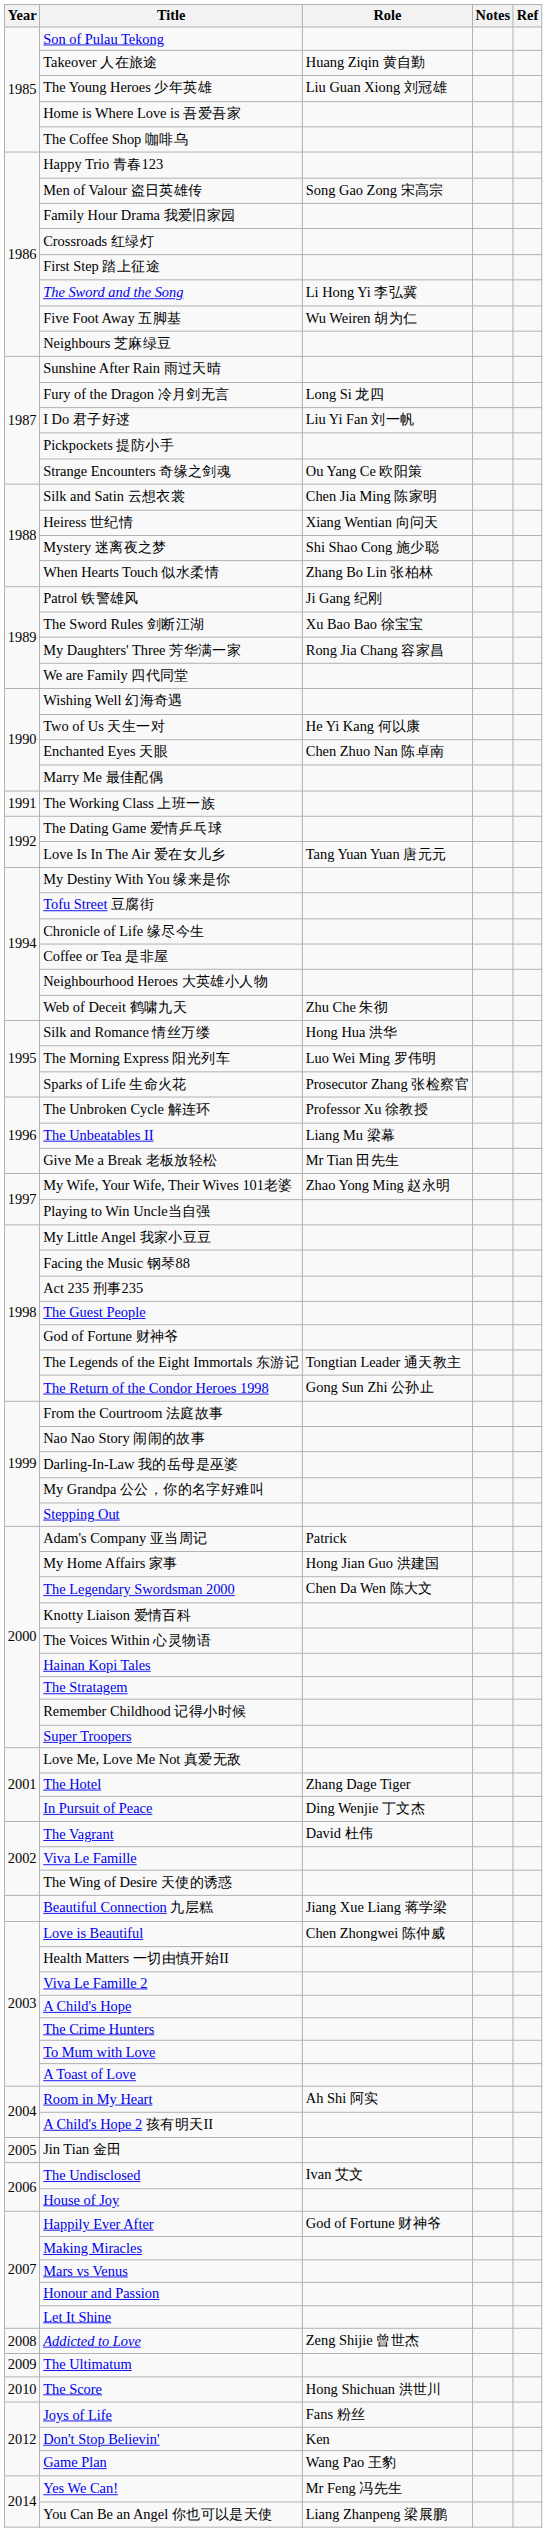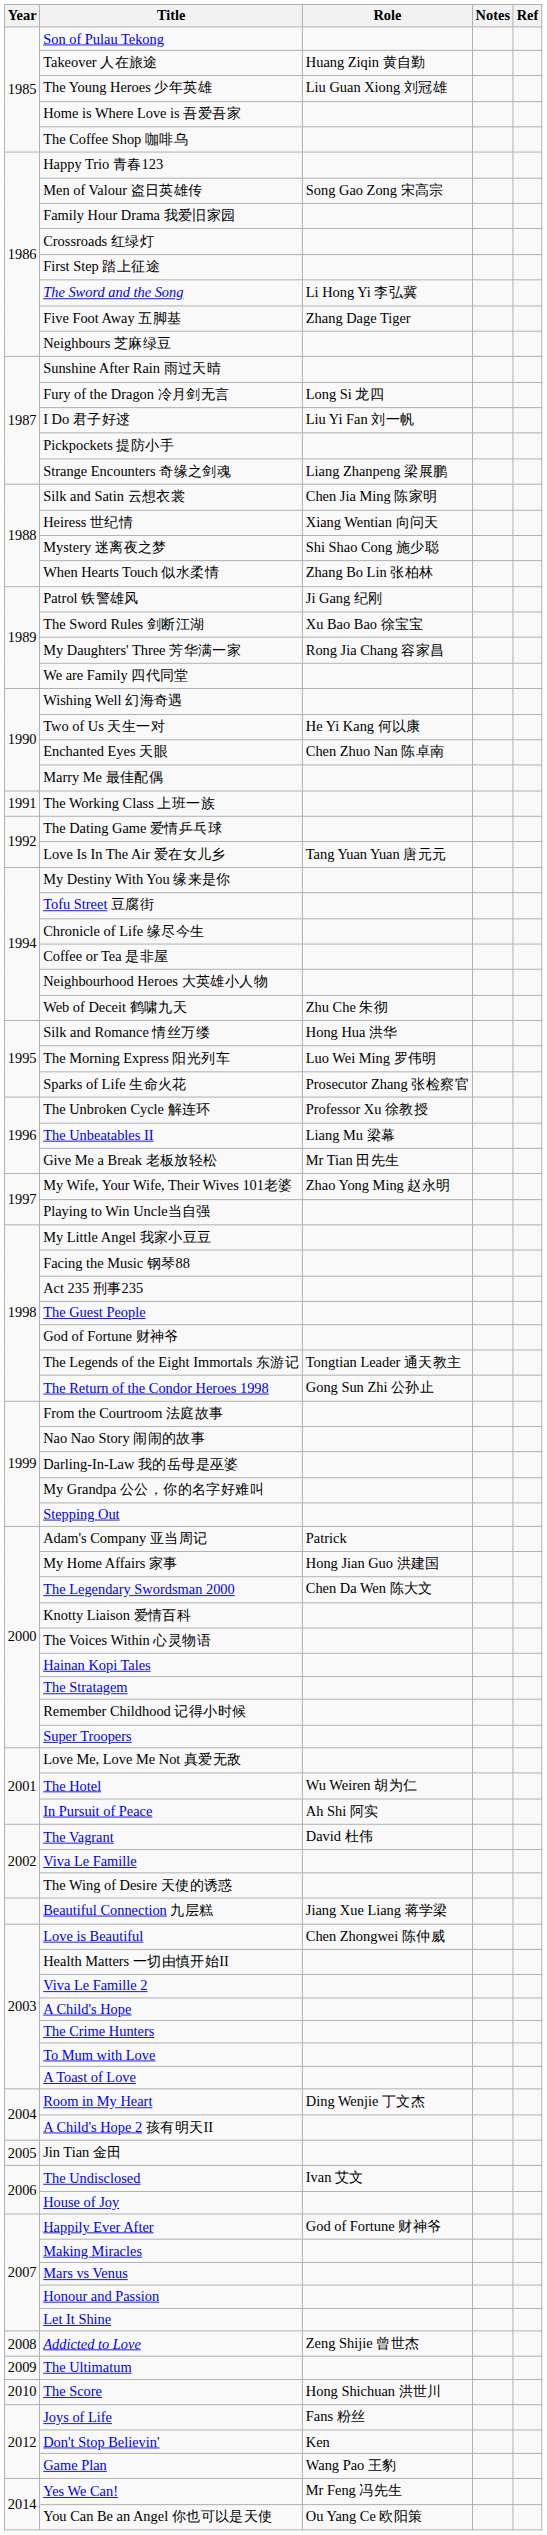(362, 317) Wu Weiren 胡为仁 -> (358, 318) Zhang Dage Tiger
(364, 471) Ou Yang Ce 欧阳策 -> (377, 471) Liang Zhanpeng 梁展鹏
(358, 1784) Zhang Dage Tiger -> (362, 1785) Wu Weiren 胡为仁
(365, 1808) Ding Wenjie 丁文杰 -> (342, 1811) Ah Shi 阿实
(342, 2098) Ah Shi 阿实 -> (365, 2101) Ding Wenjie 丁文杰
(377, 2513) Liang Zhanpeng 梁展鹏 -> (364, 2516) Ou Yang Ce 欧阳策
